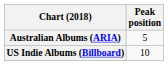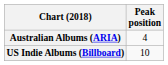(145, 38) 5 -> (145, 38) 4
